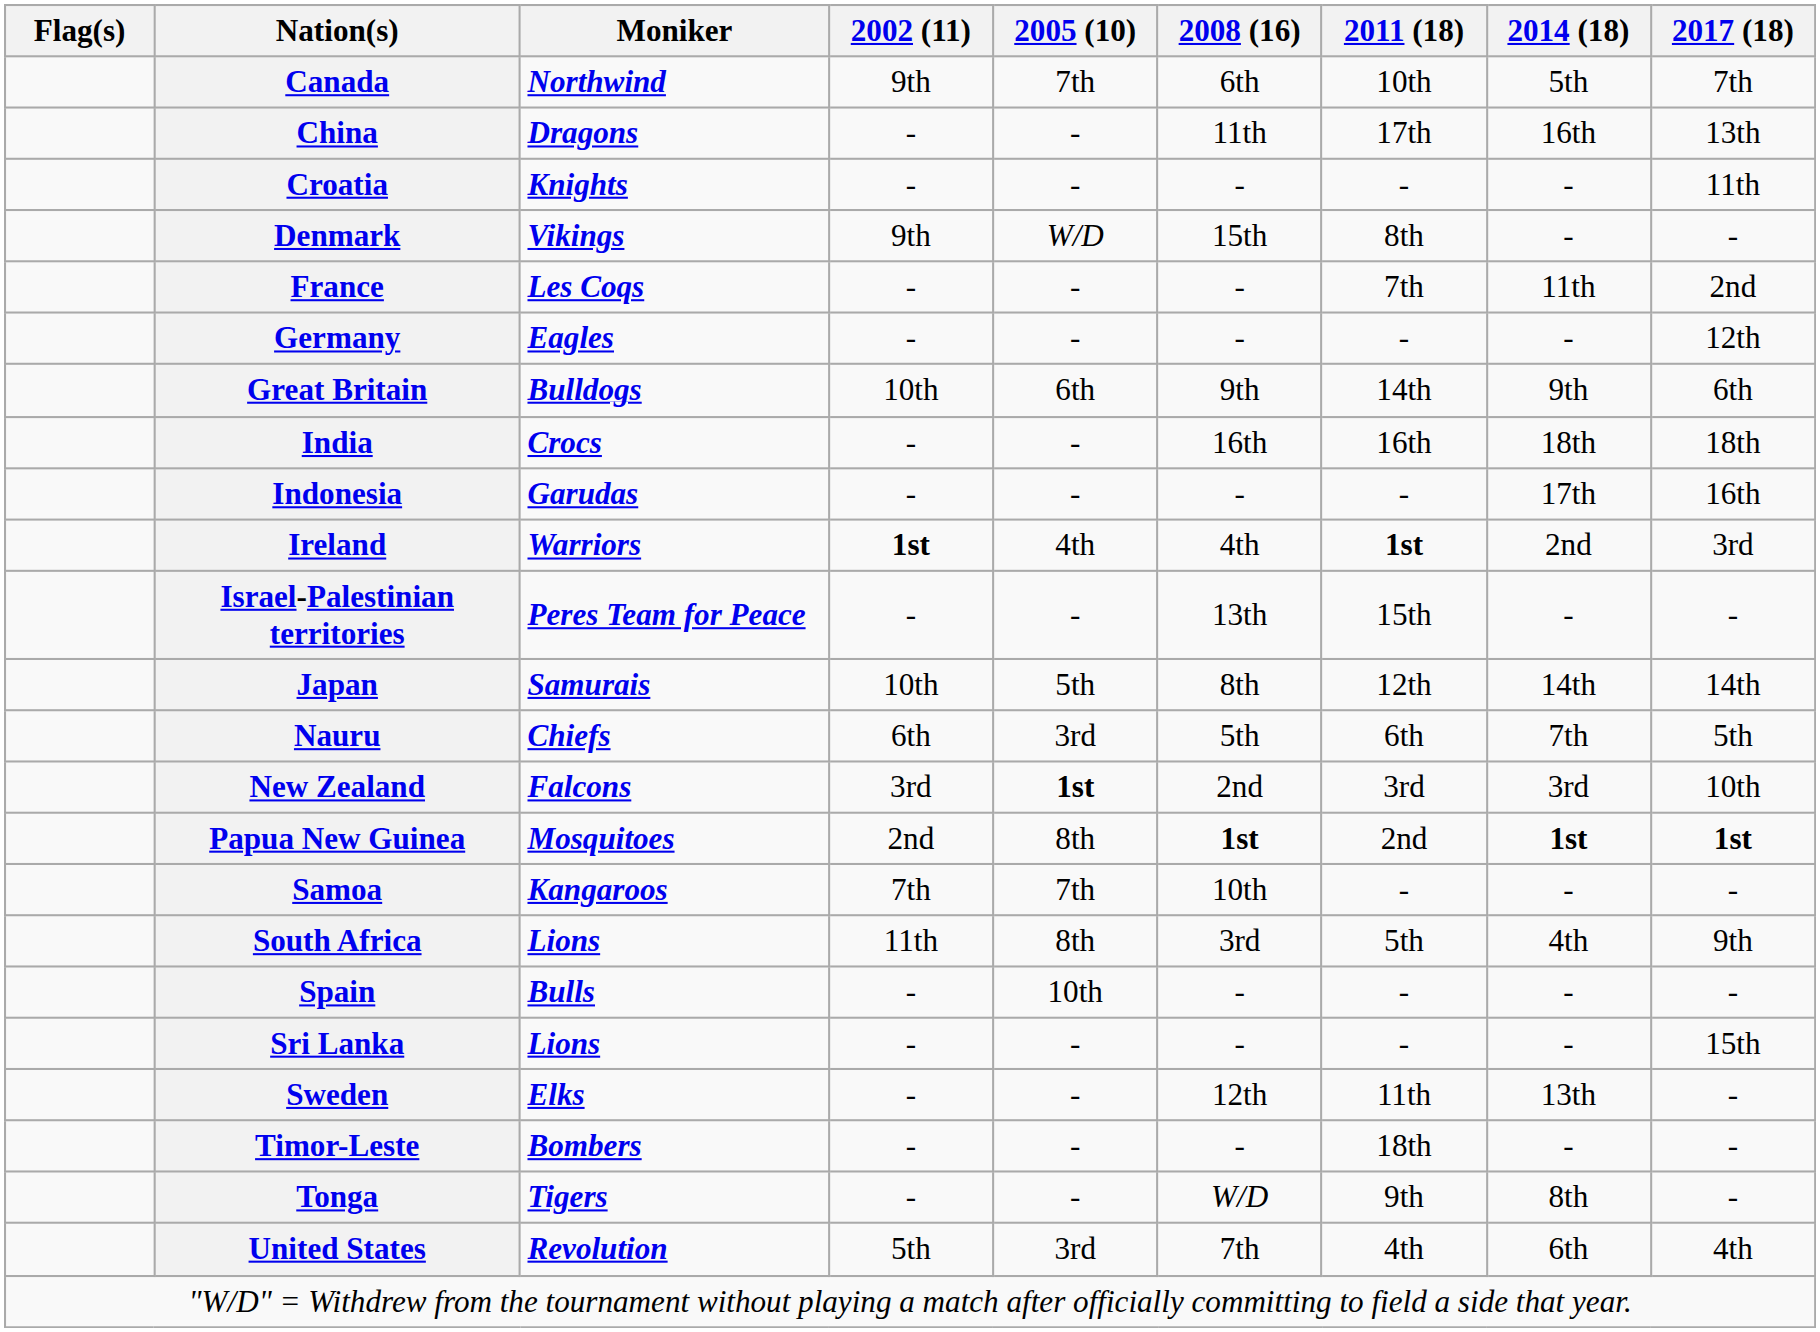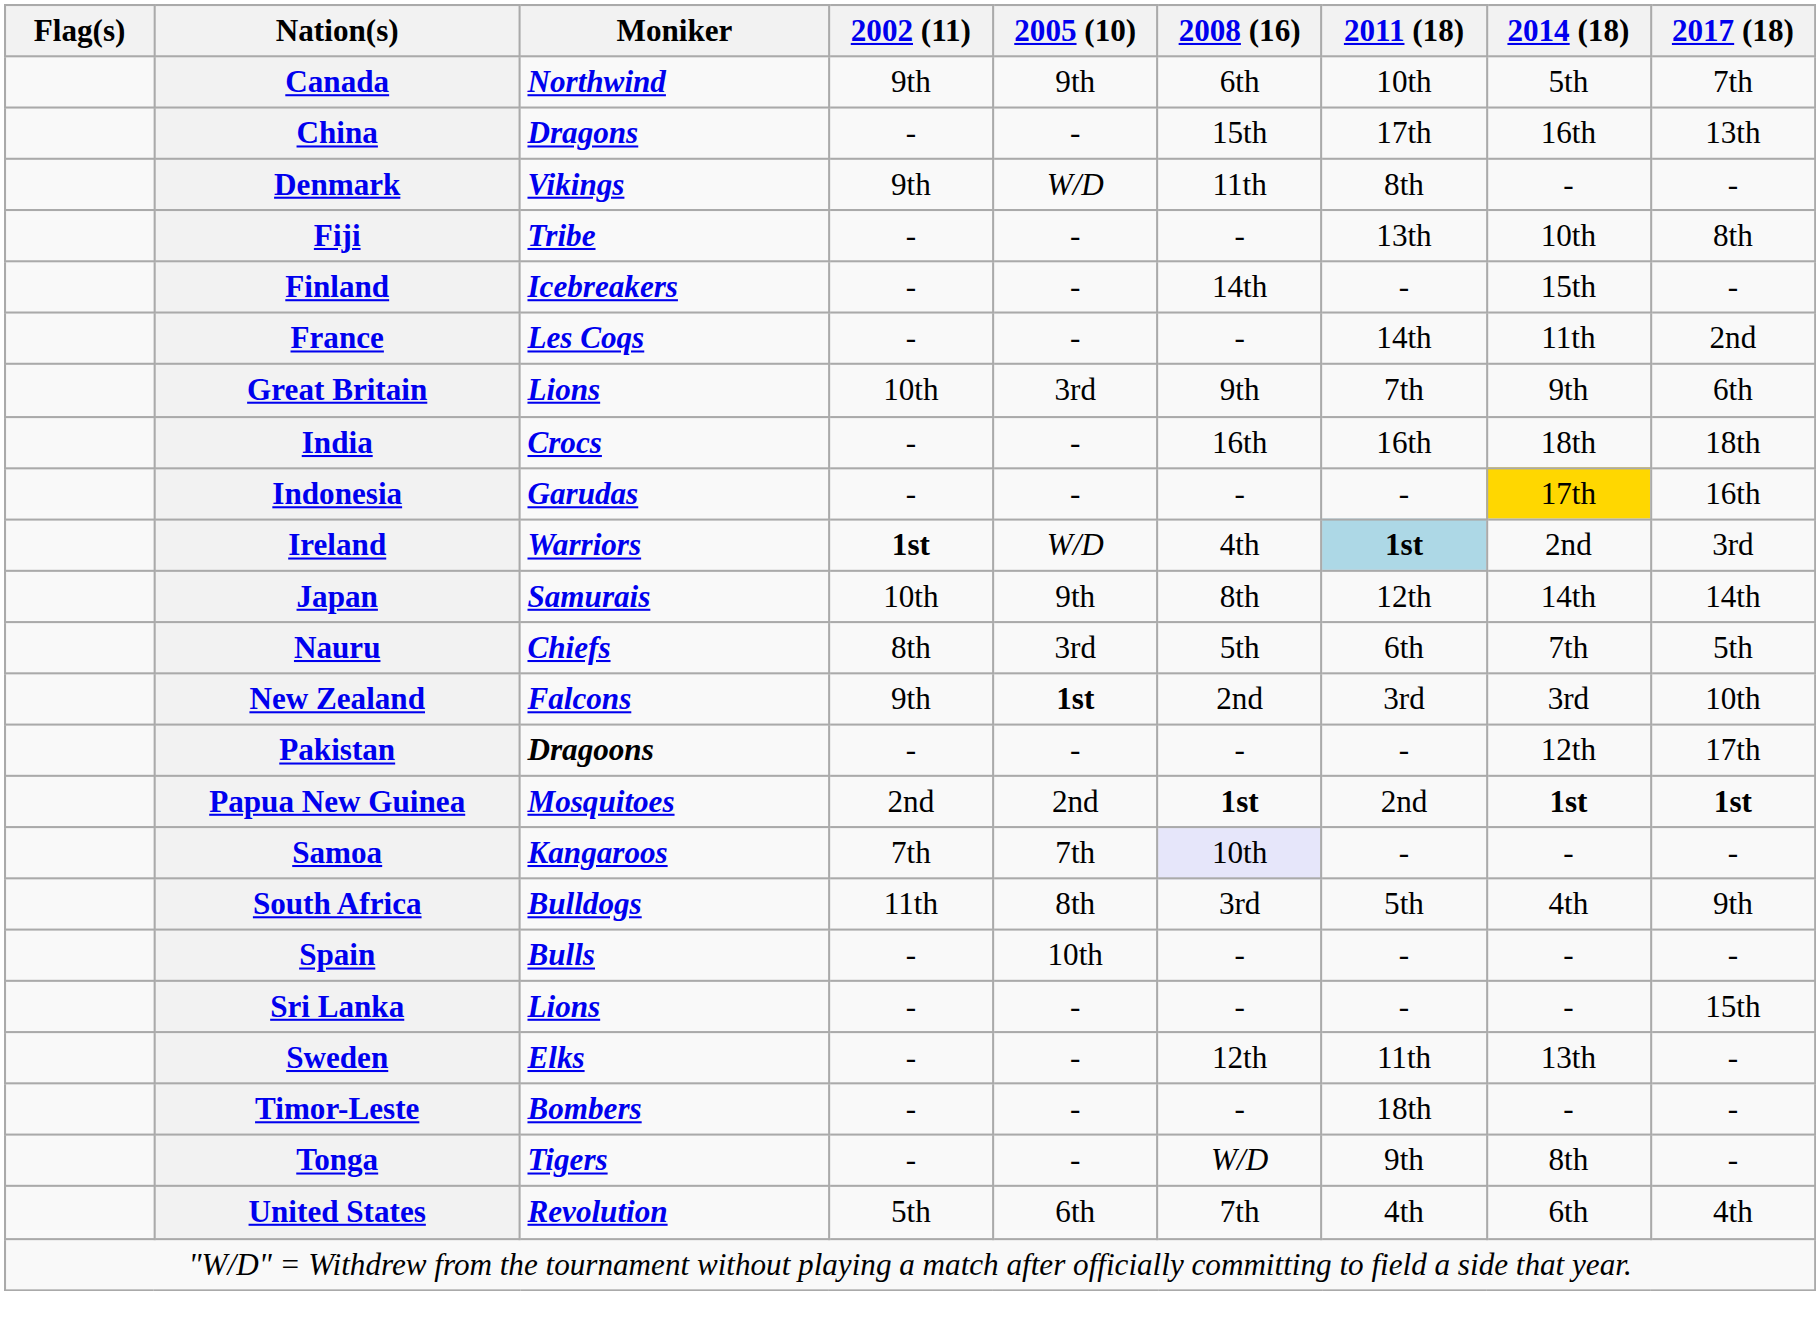(1075, 81) 7th -> (1075, 81) 9th
(1240, 133) 11th -> (1240, 133) 15th
- row: (337, 184)
(1240, 235) 15th -> (1240, 184) 11th
+ row: (337, 235)
+ row: (337, 287)
(1404, 287) 7th -> (1404, 338) 14th
- row: (337, 338)
(585, 390) Bulldogs -> (564, 390) Lions
(1075, 390) 6th -> (1075, 390) 3rd
(1404, 390) 14th -> (1404, 390) 7th
(1568, 492) no background -> (1568, 492) gold background
(1075, 544) 4th -> (1075, 544) W/D
(1404, 544) no background -> (1404, 544) lightblue background
- row: (337, 613)
(1075, 683) 5th -> (1075, 595) 9th
(911, 735) 6th -> (911, 646) 8th
(911, 786) 3rd -> (911, 698) 9th
+ row: (337, 749)
(1075, 837) 8th -> (1075, 801) 2nd
(1240, 889) no background -> (1240, 852) lavender background
(564, 940) Lions -> (585, 903) Bulldogs
(1075, 1248) 3rd -> (1075, 1212) 6th
